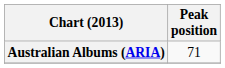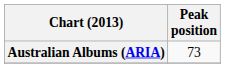(194, 52) 71 -> (194, 52) 73
